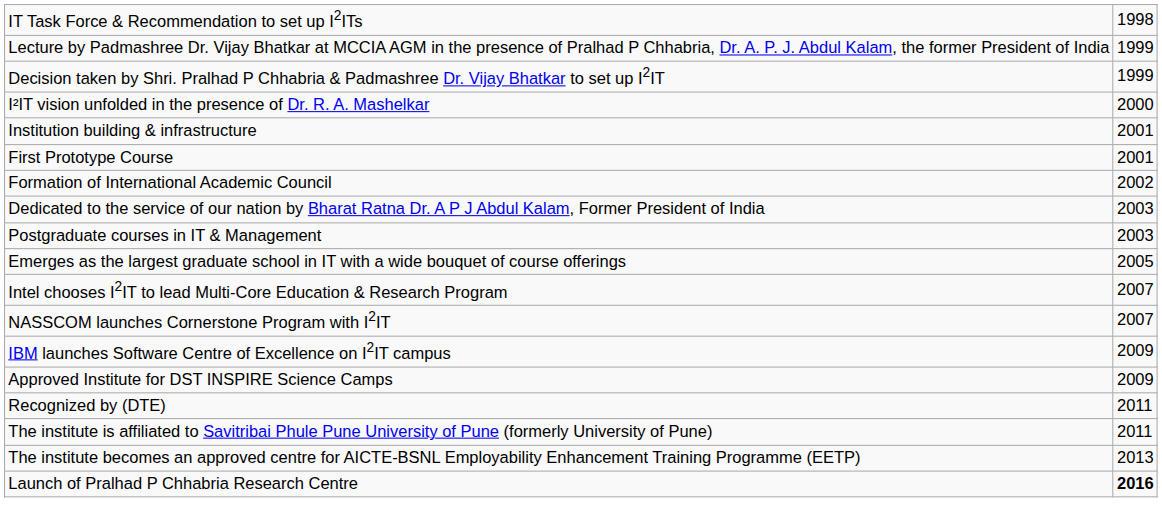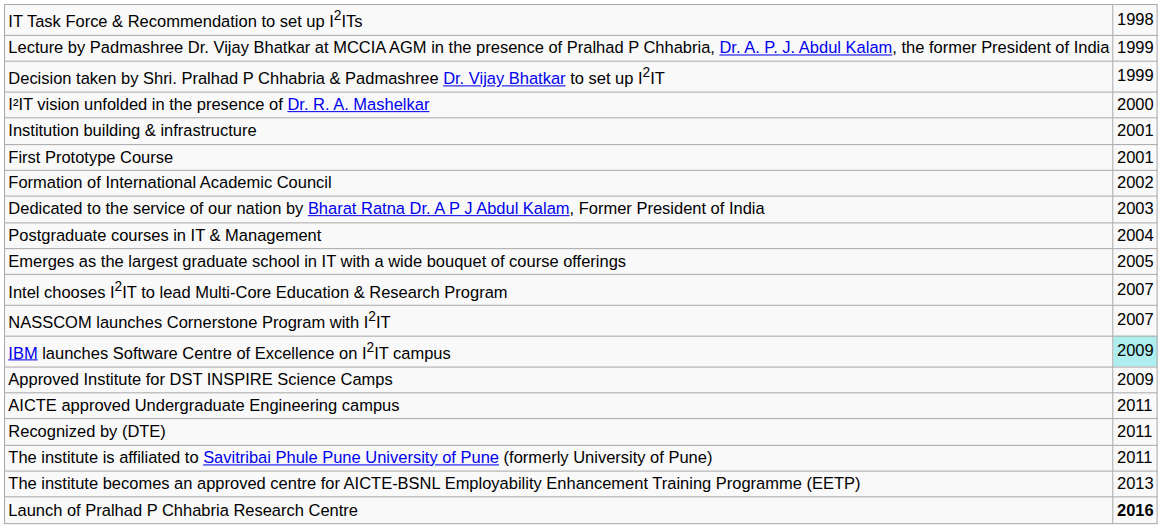(1135, 235) 2003 -> (1135, 235) 2004
(1135, 351) no background -> (1135, 351) paleturquoise background
+ row: (204, 405)
